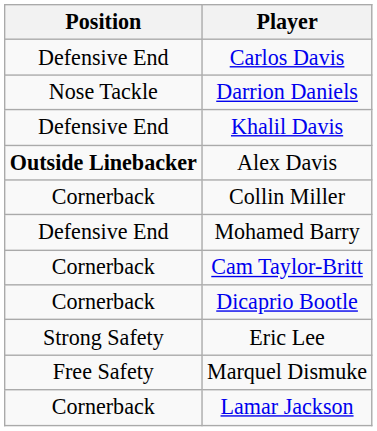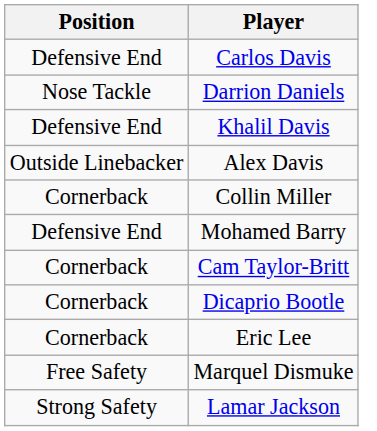(103, 162) bold -> (97, 162) normal
(103, 337) Strong Safety -> (97, 337) Cornerback
(103, 407) Cornerback -> (97, 407) Strong Safety
